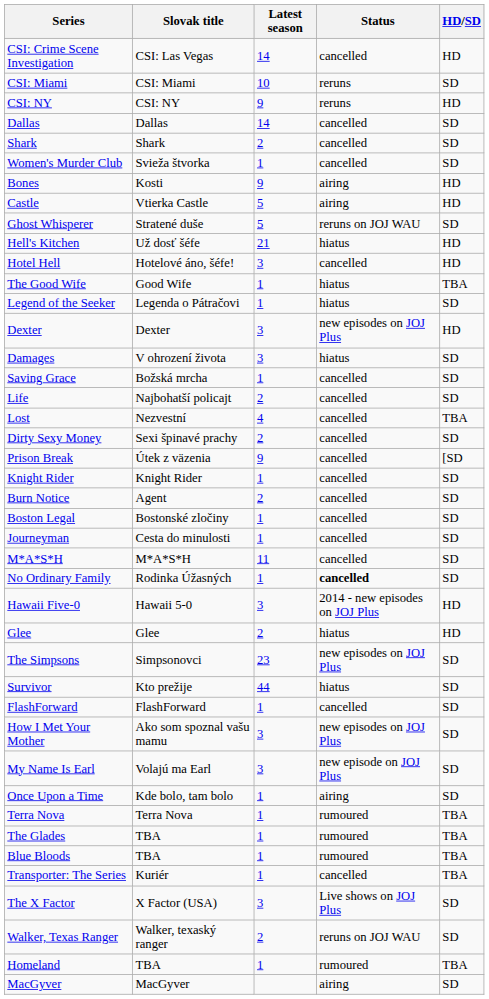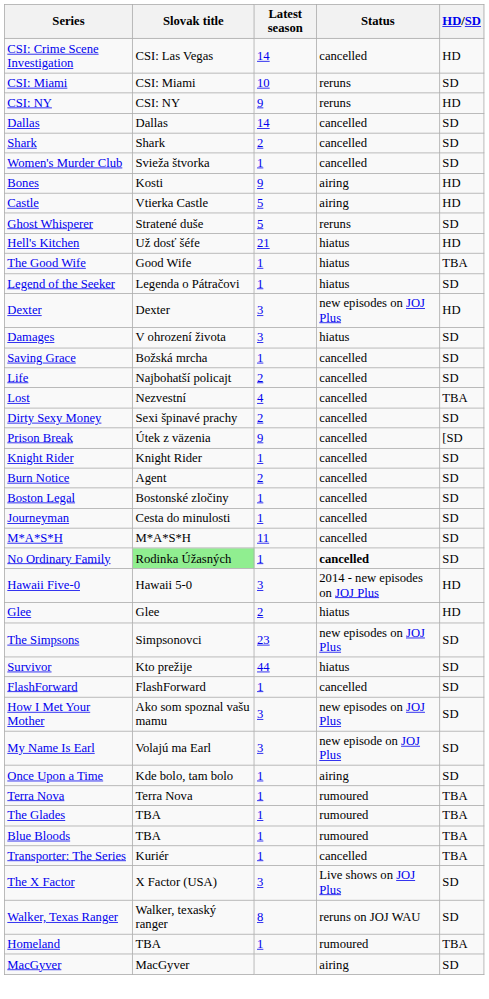(370, 223) reruns on JOJ WAU -> (335, 223) reruns
- row: (34, 263)
(183, 578) no background -> (183, 558) lightgreen background
(260, 937) 2 -> (260, 917) 8
